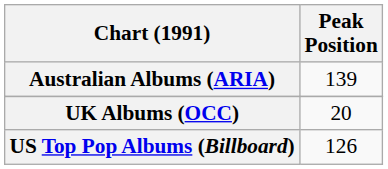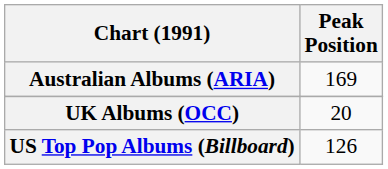(341, 79) 139 -> (341, 79) 169
